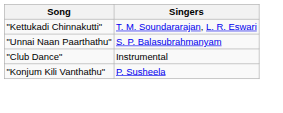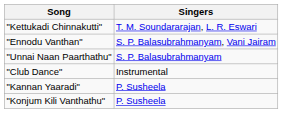+ row: (45, 42)
+ row: (43, 87)
